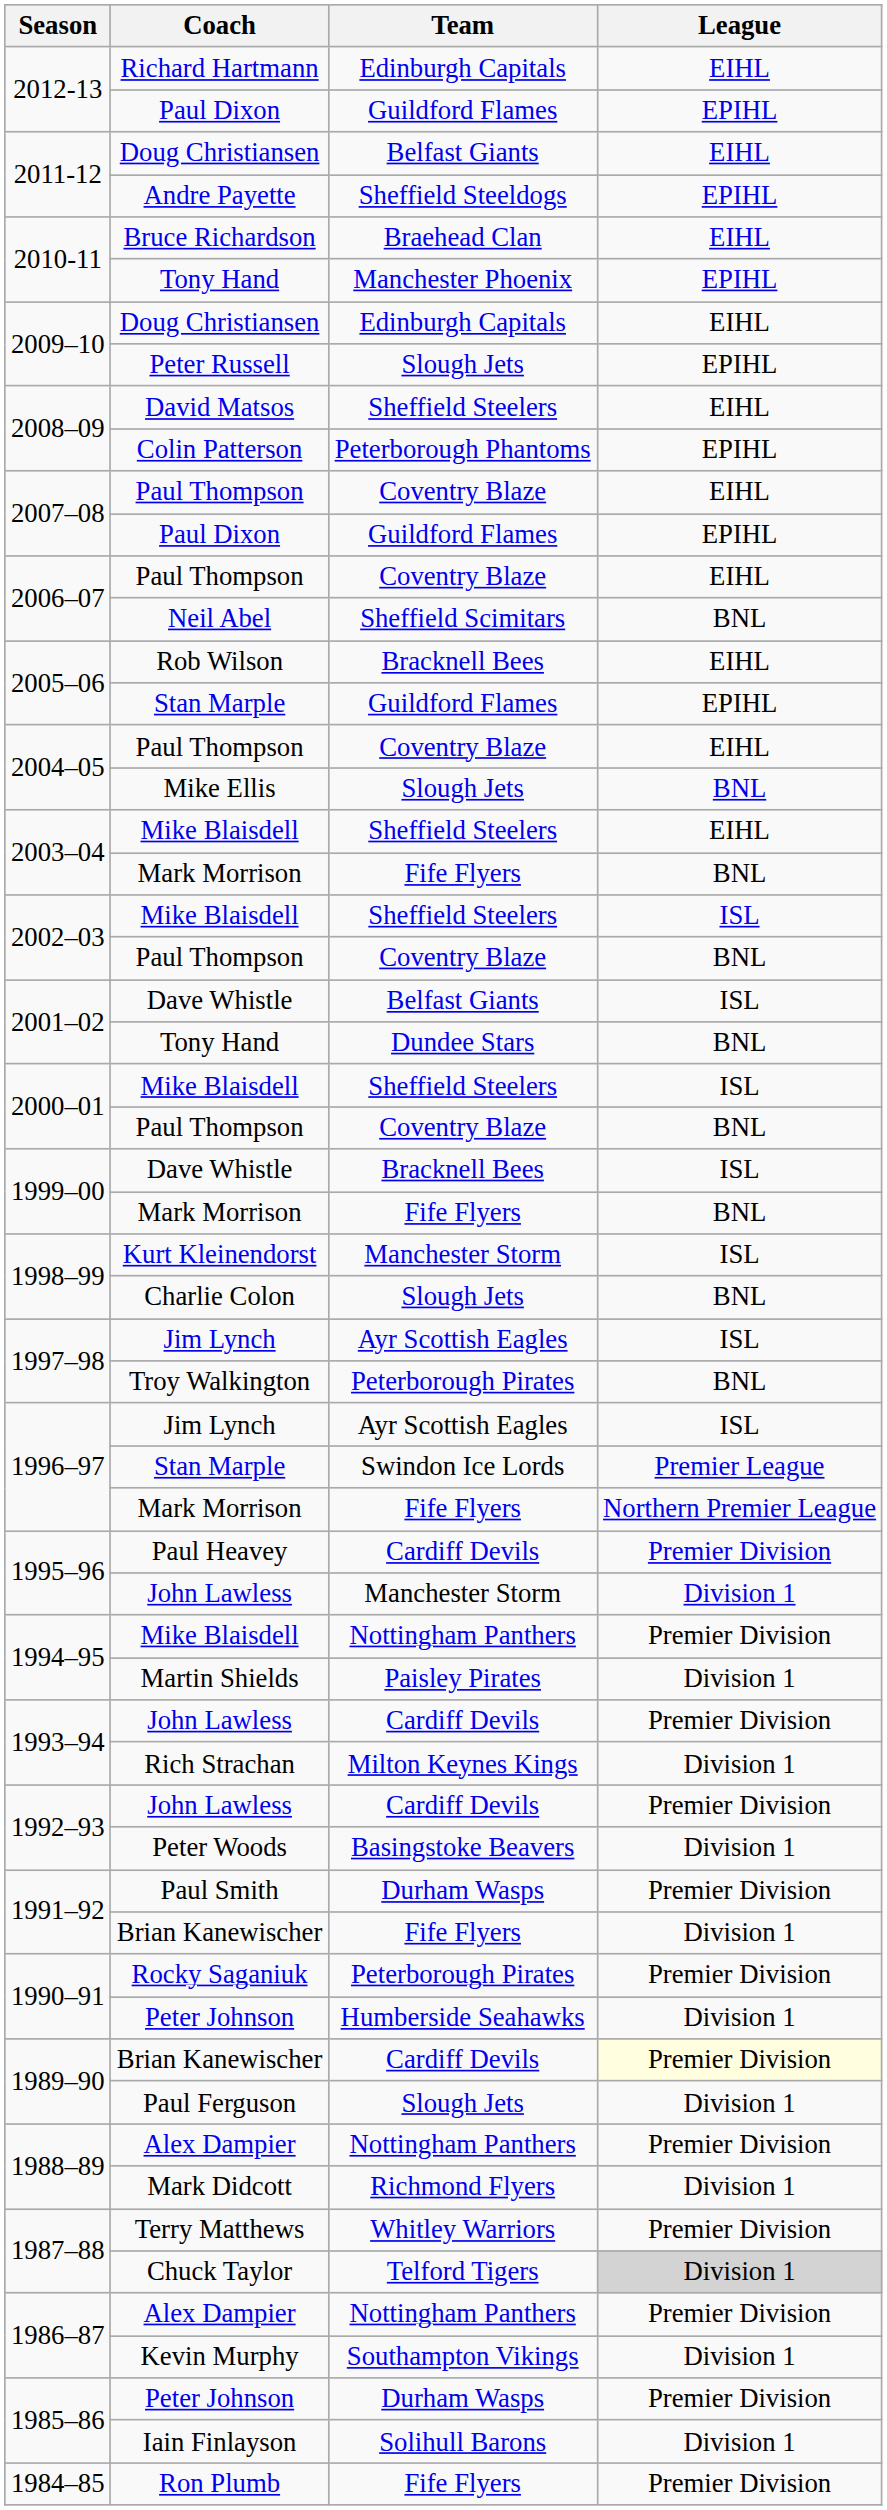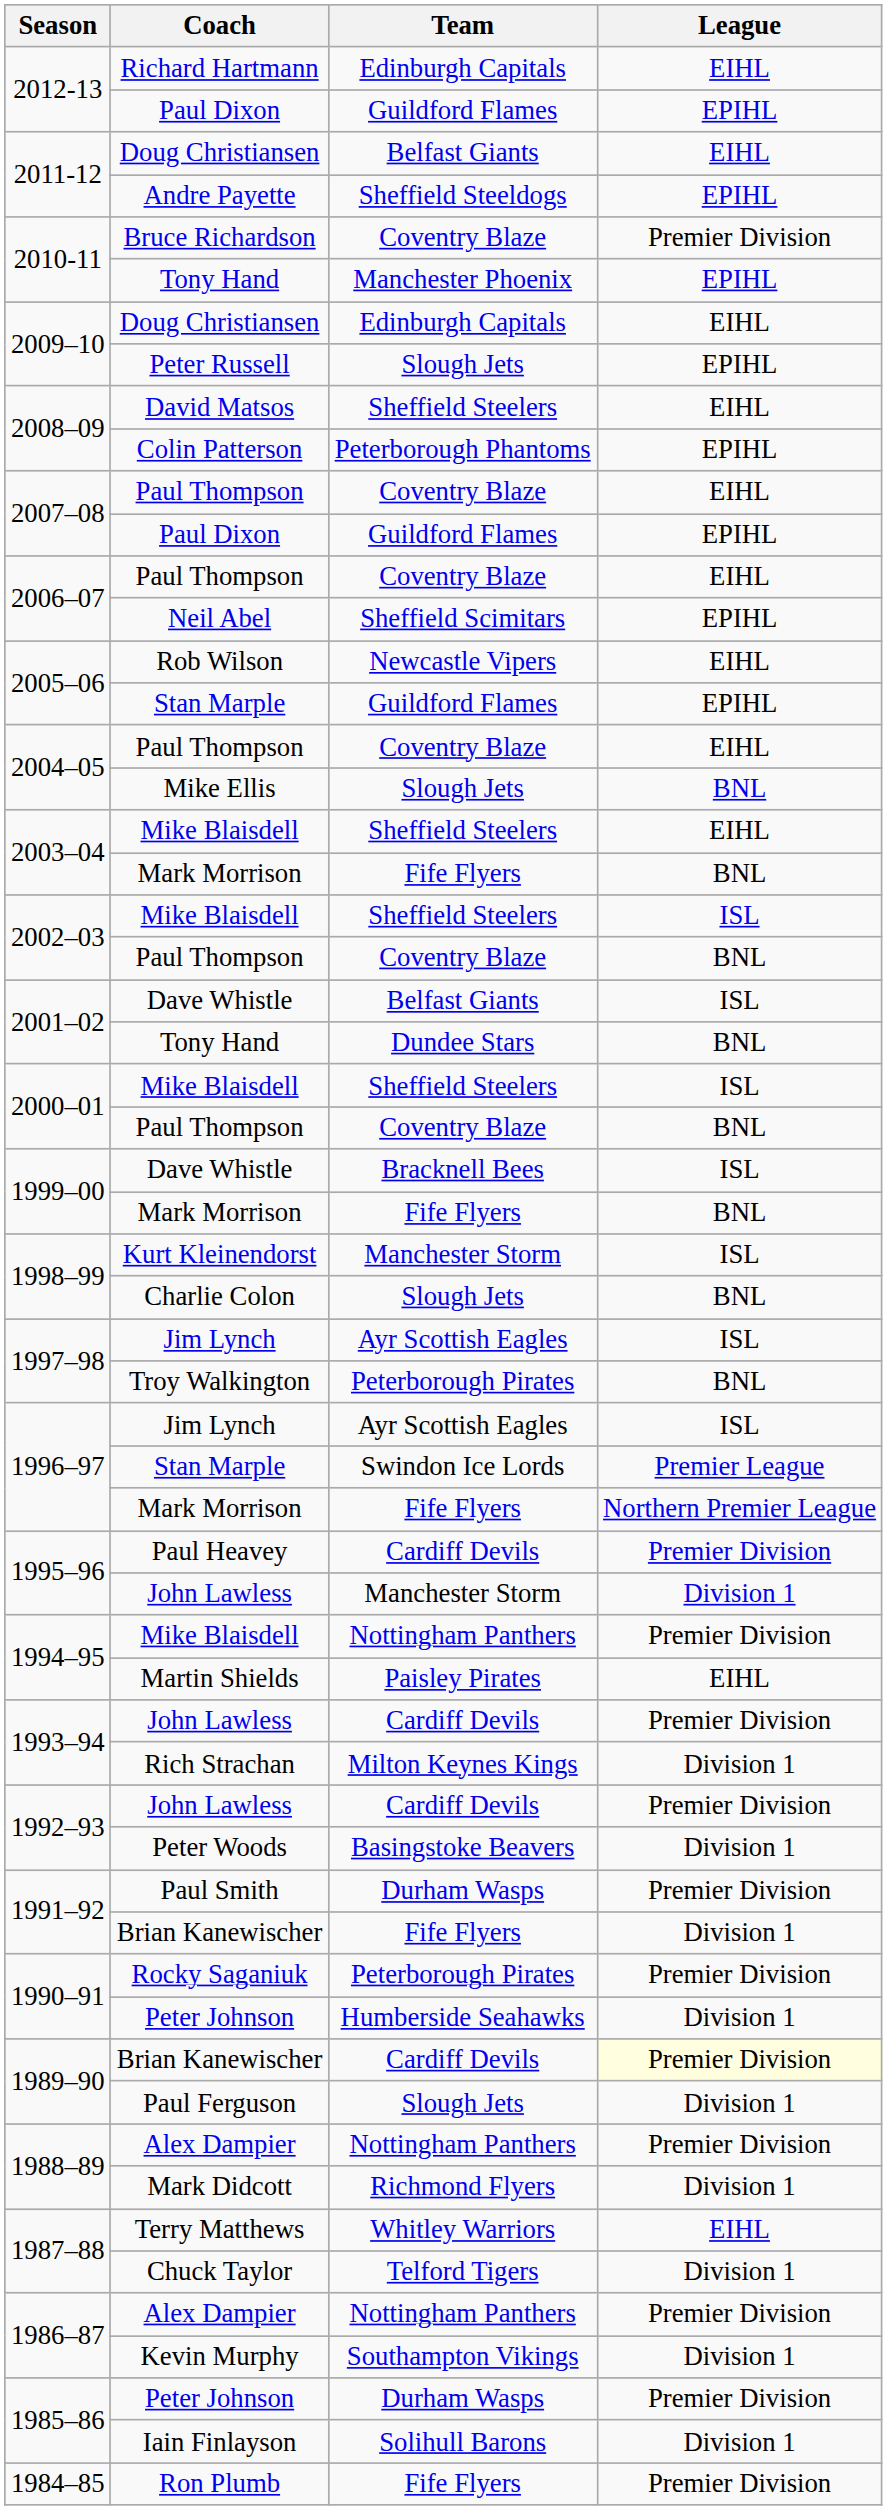(463, 237) Braehead Clan -> (463, 237) Coventry Blaze
(740, 237) EIHL -> (740, 237) Premier Division
(740, 618) BNL -> (740, 618) EPIHL
(463, 661) Bracknell Bees -> (463, 661) Newcastle Vipers
(740, 1678) Division 1 -> (740, 1678) EIHL
(740, 2229) Premier Division -> (740, 2229) EIHL
(740, 2271) lightgrey background -> (740, 2271) no background
